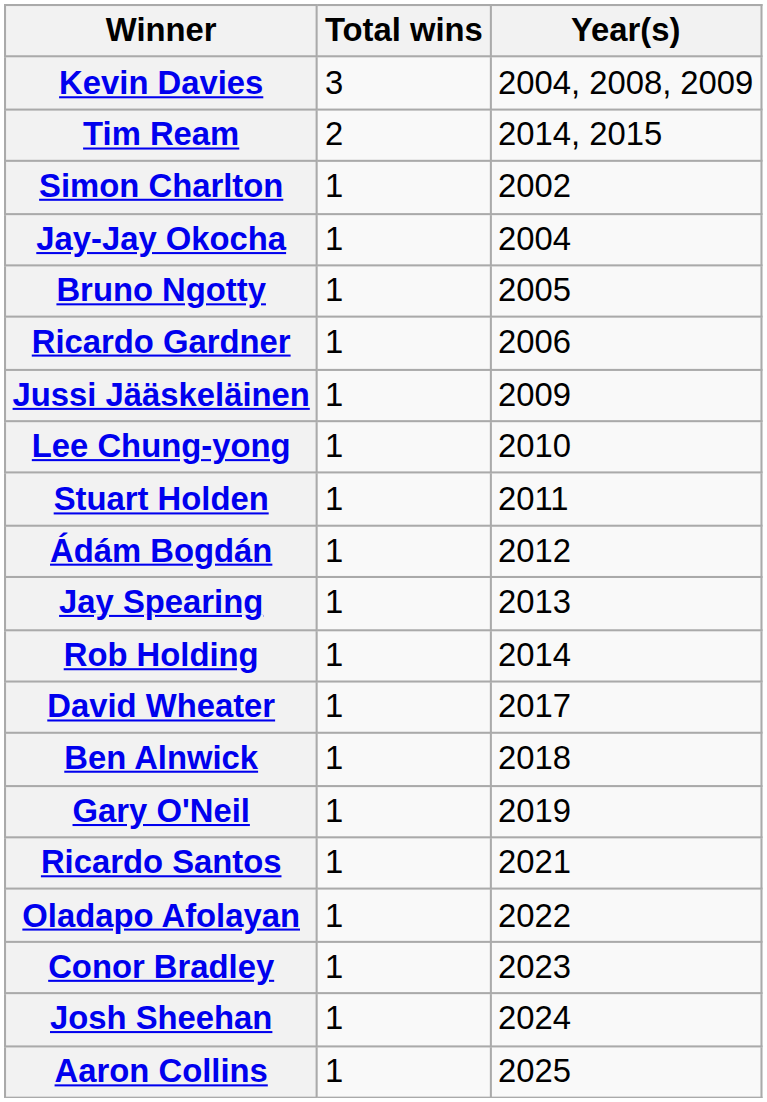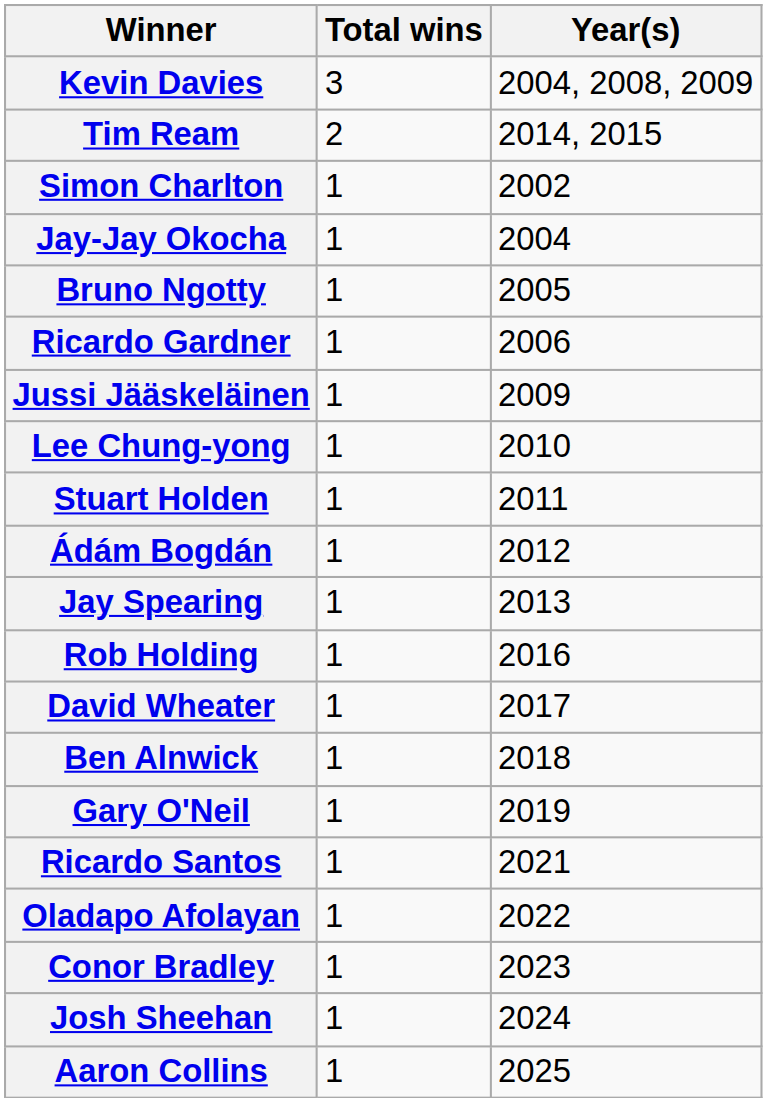(534, 654) 2014 -> (534, 654) 2016
